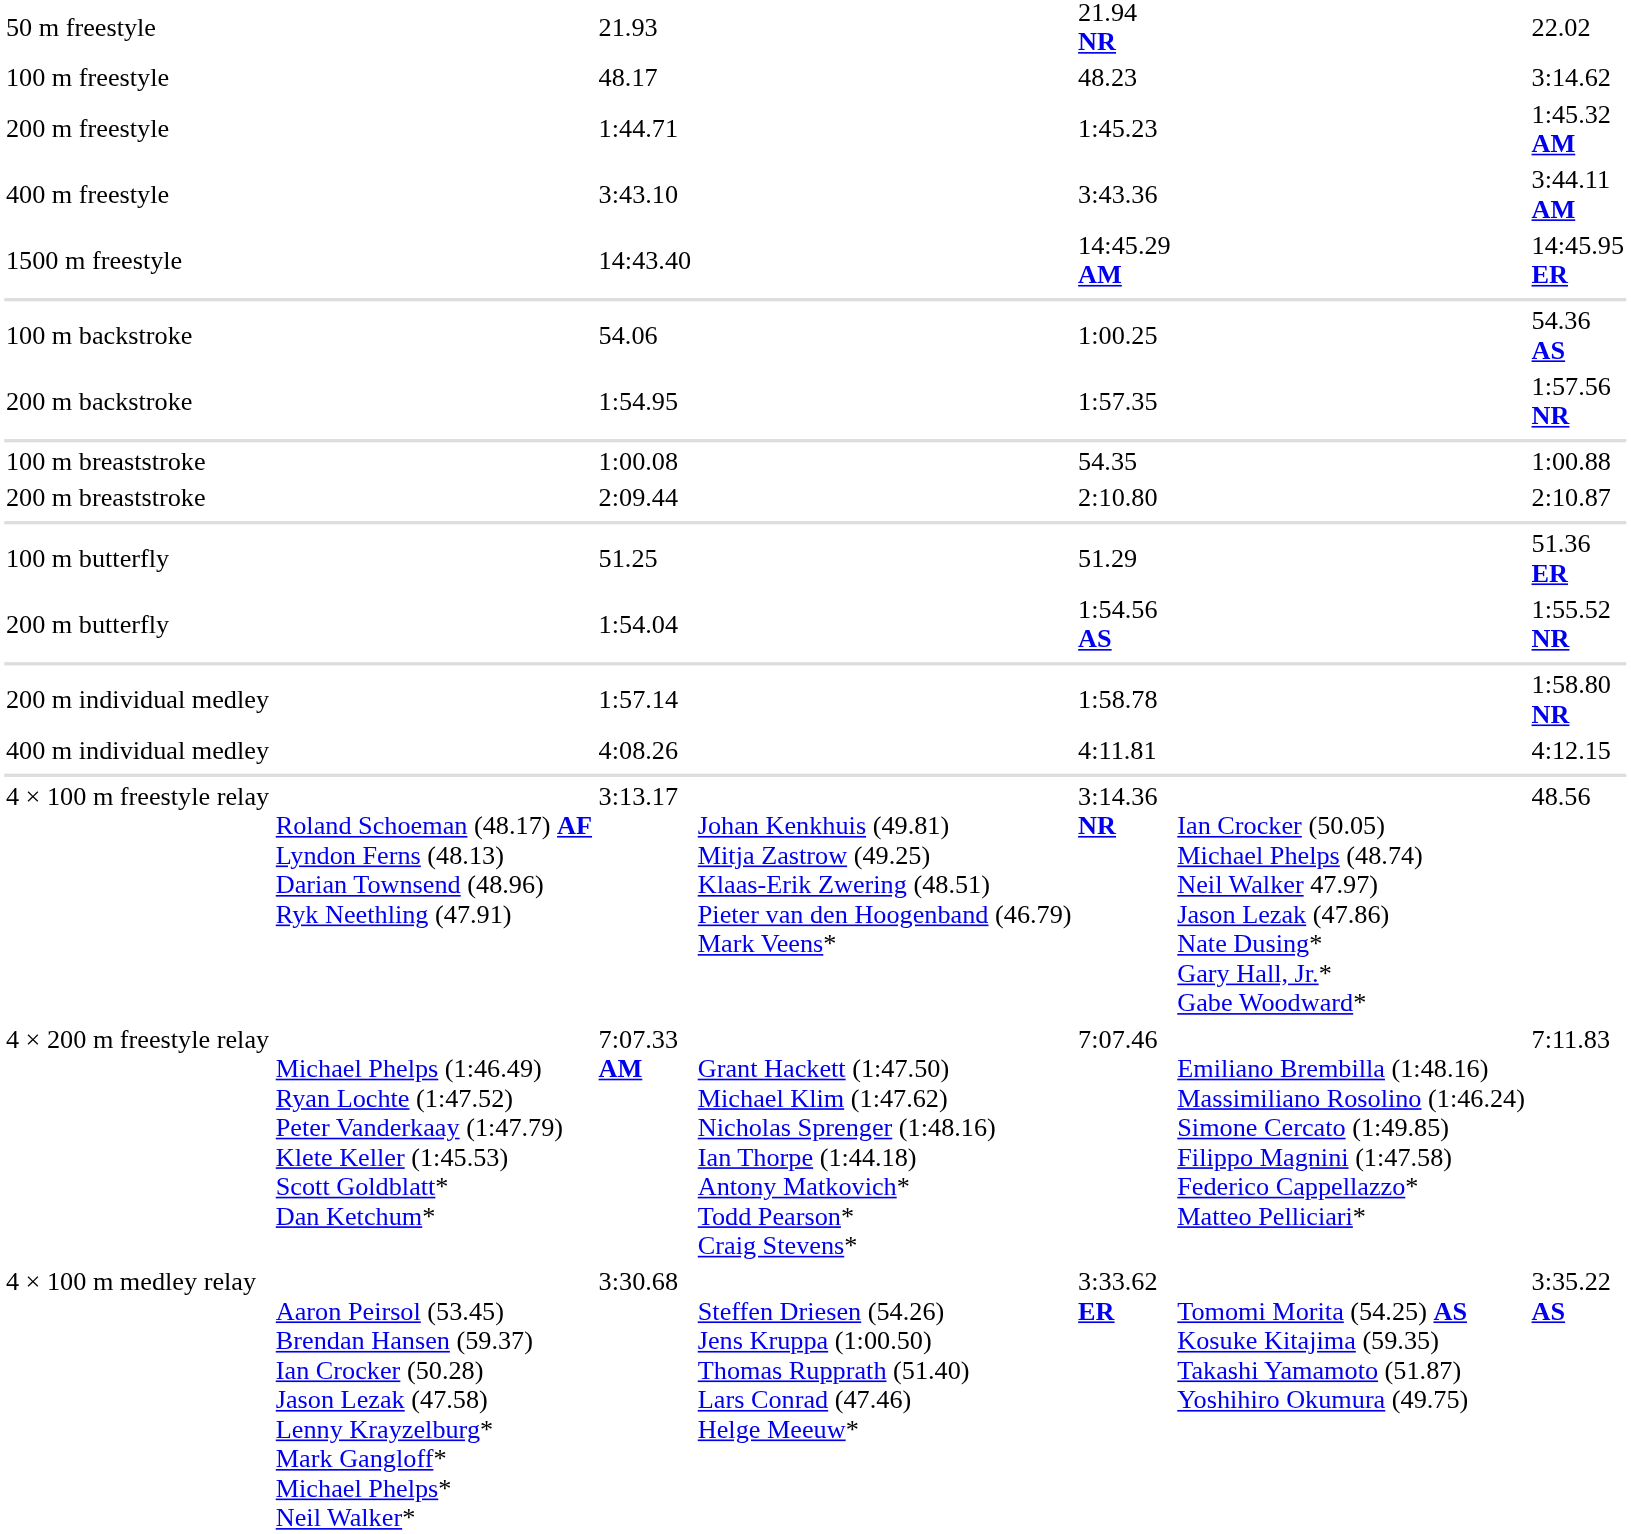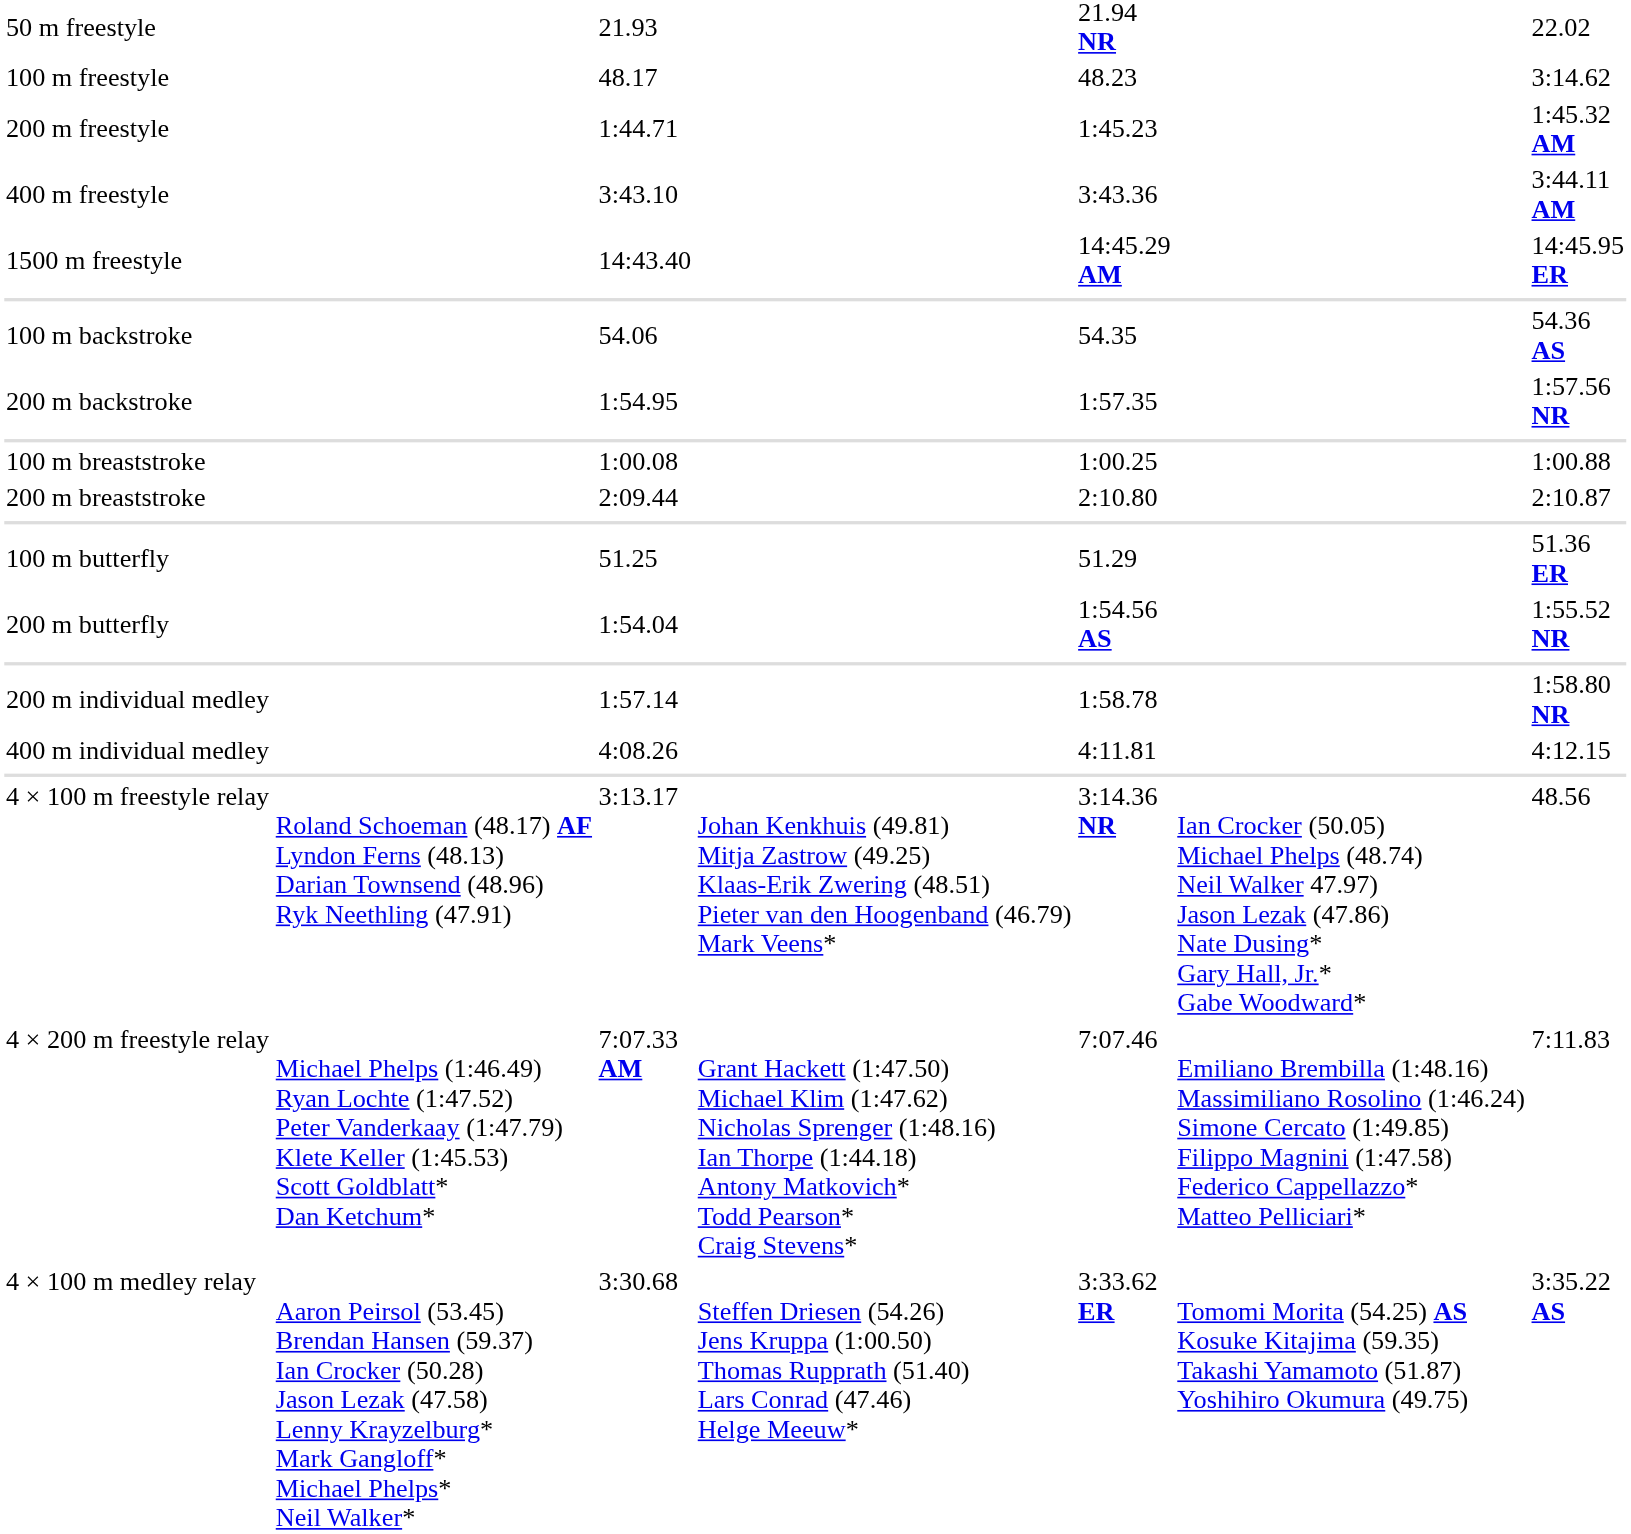(1118, 335) 1:00.25 -> (1108, 335) 54.35
(1108, 461) 54.35 -> (1118, 461) 1:00.25
